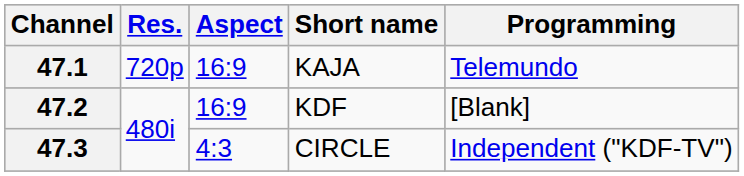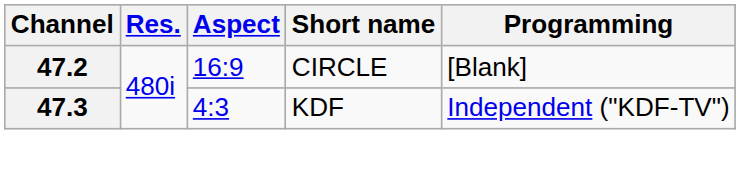- row: (62, 66)
(321, 107) KDF -> (340, 66) CIRCLE
(343, 149) CIRCLE -> (318, 107) KDF
